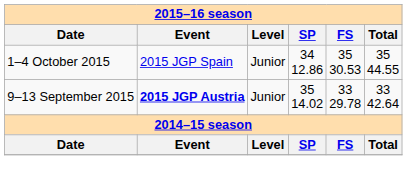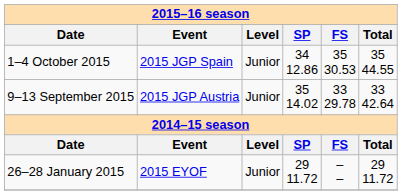(192, 97) bold -> (190, 97) normal
+ row: (66, 172)
